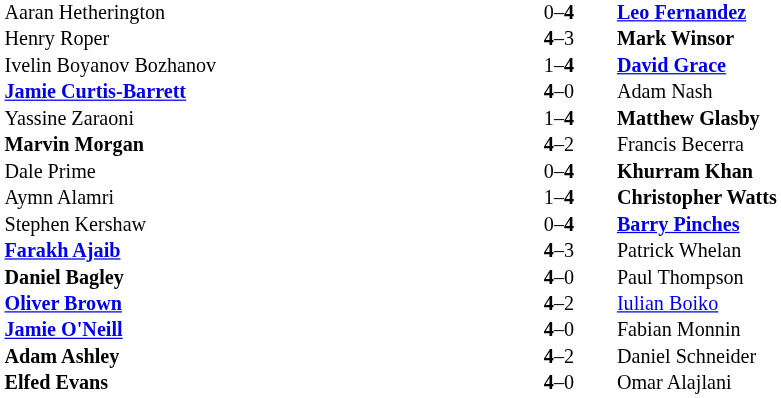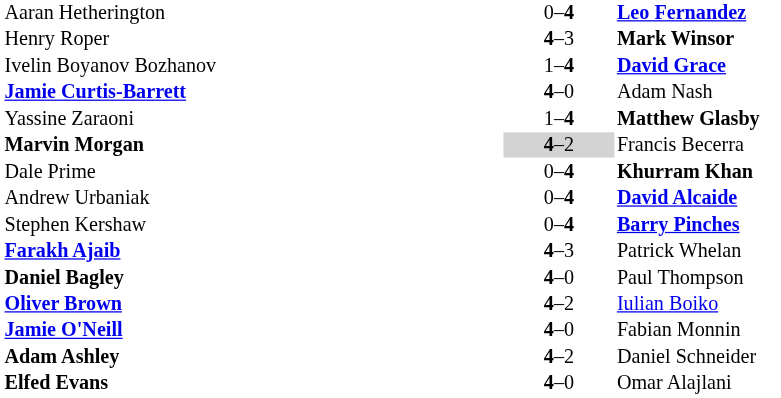(559, 144) no background -> (559, 144) lightgrey background
+ row: (77, 197)
- row: (59, 197)
